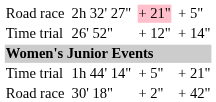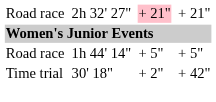(191, 13) + 5" -> (194, 13) + 21"
- row: (92, 33)
(34, 73) Time trial -> (35, 53) Road race
(194, 73) + 21" -> (191, 53) + 5"
(35, 93) Road race -> (34, 73) Time trial
